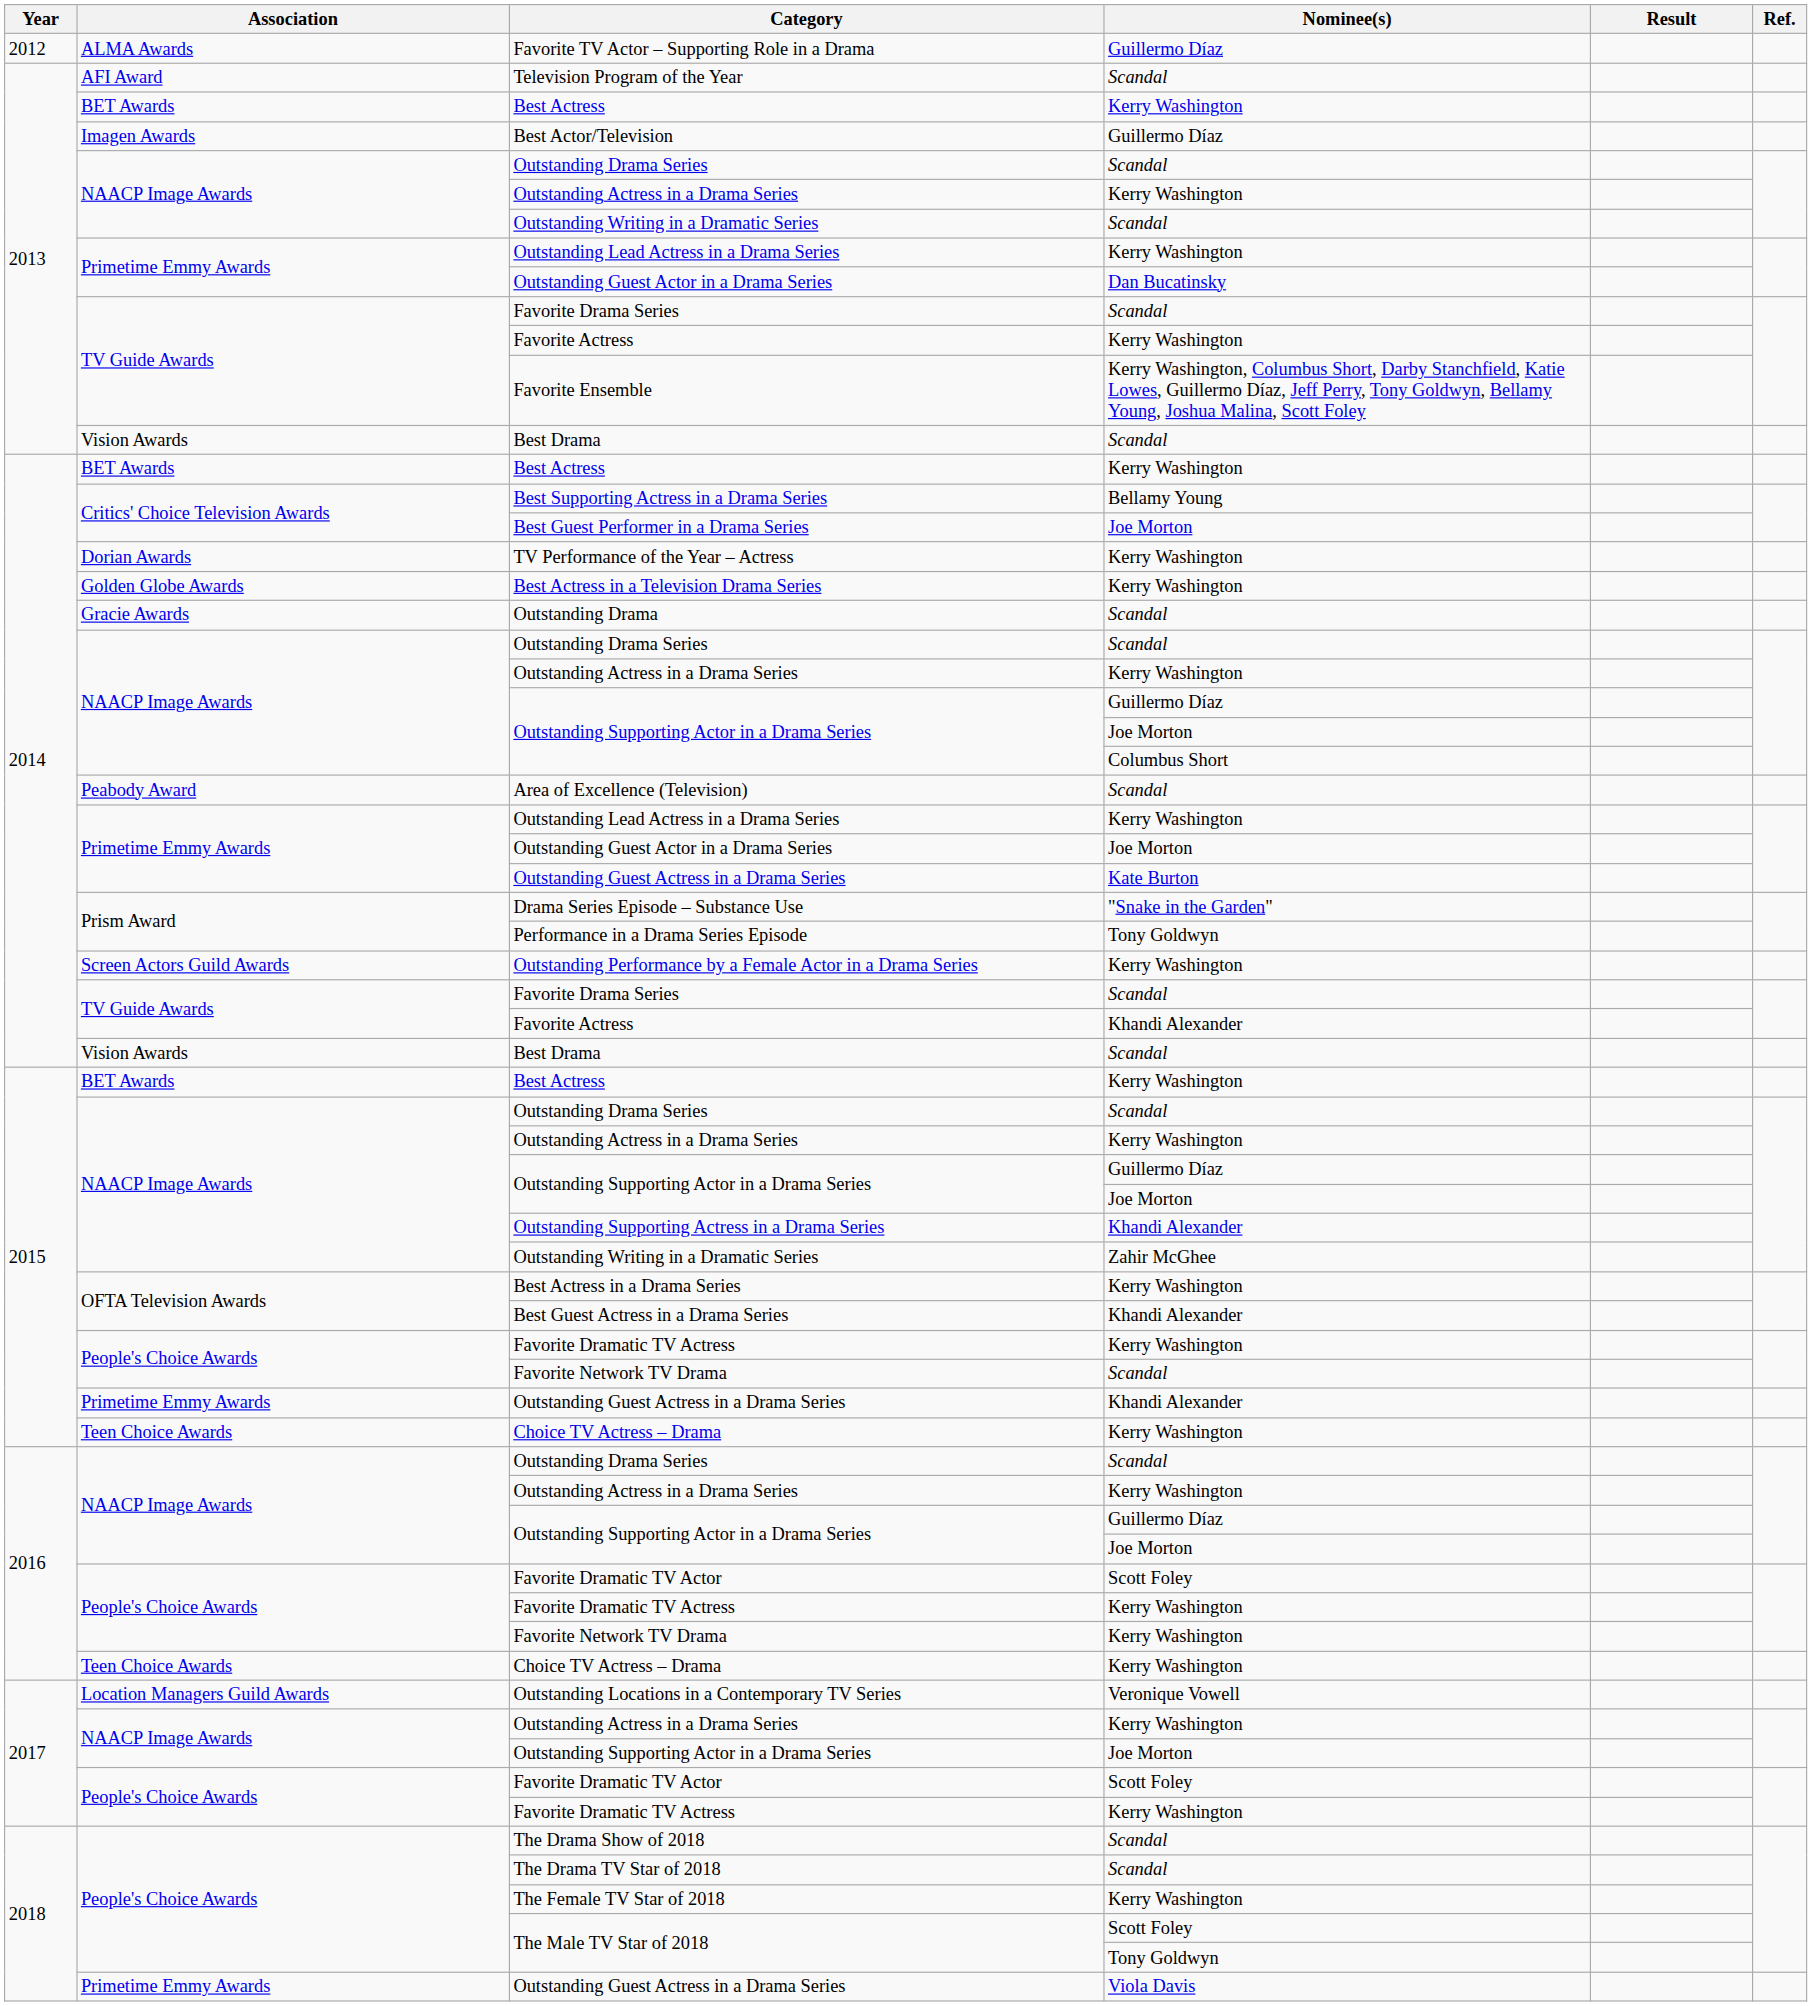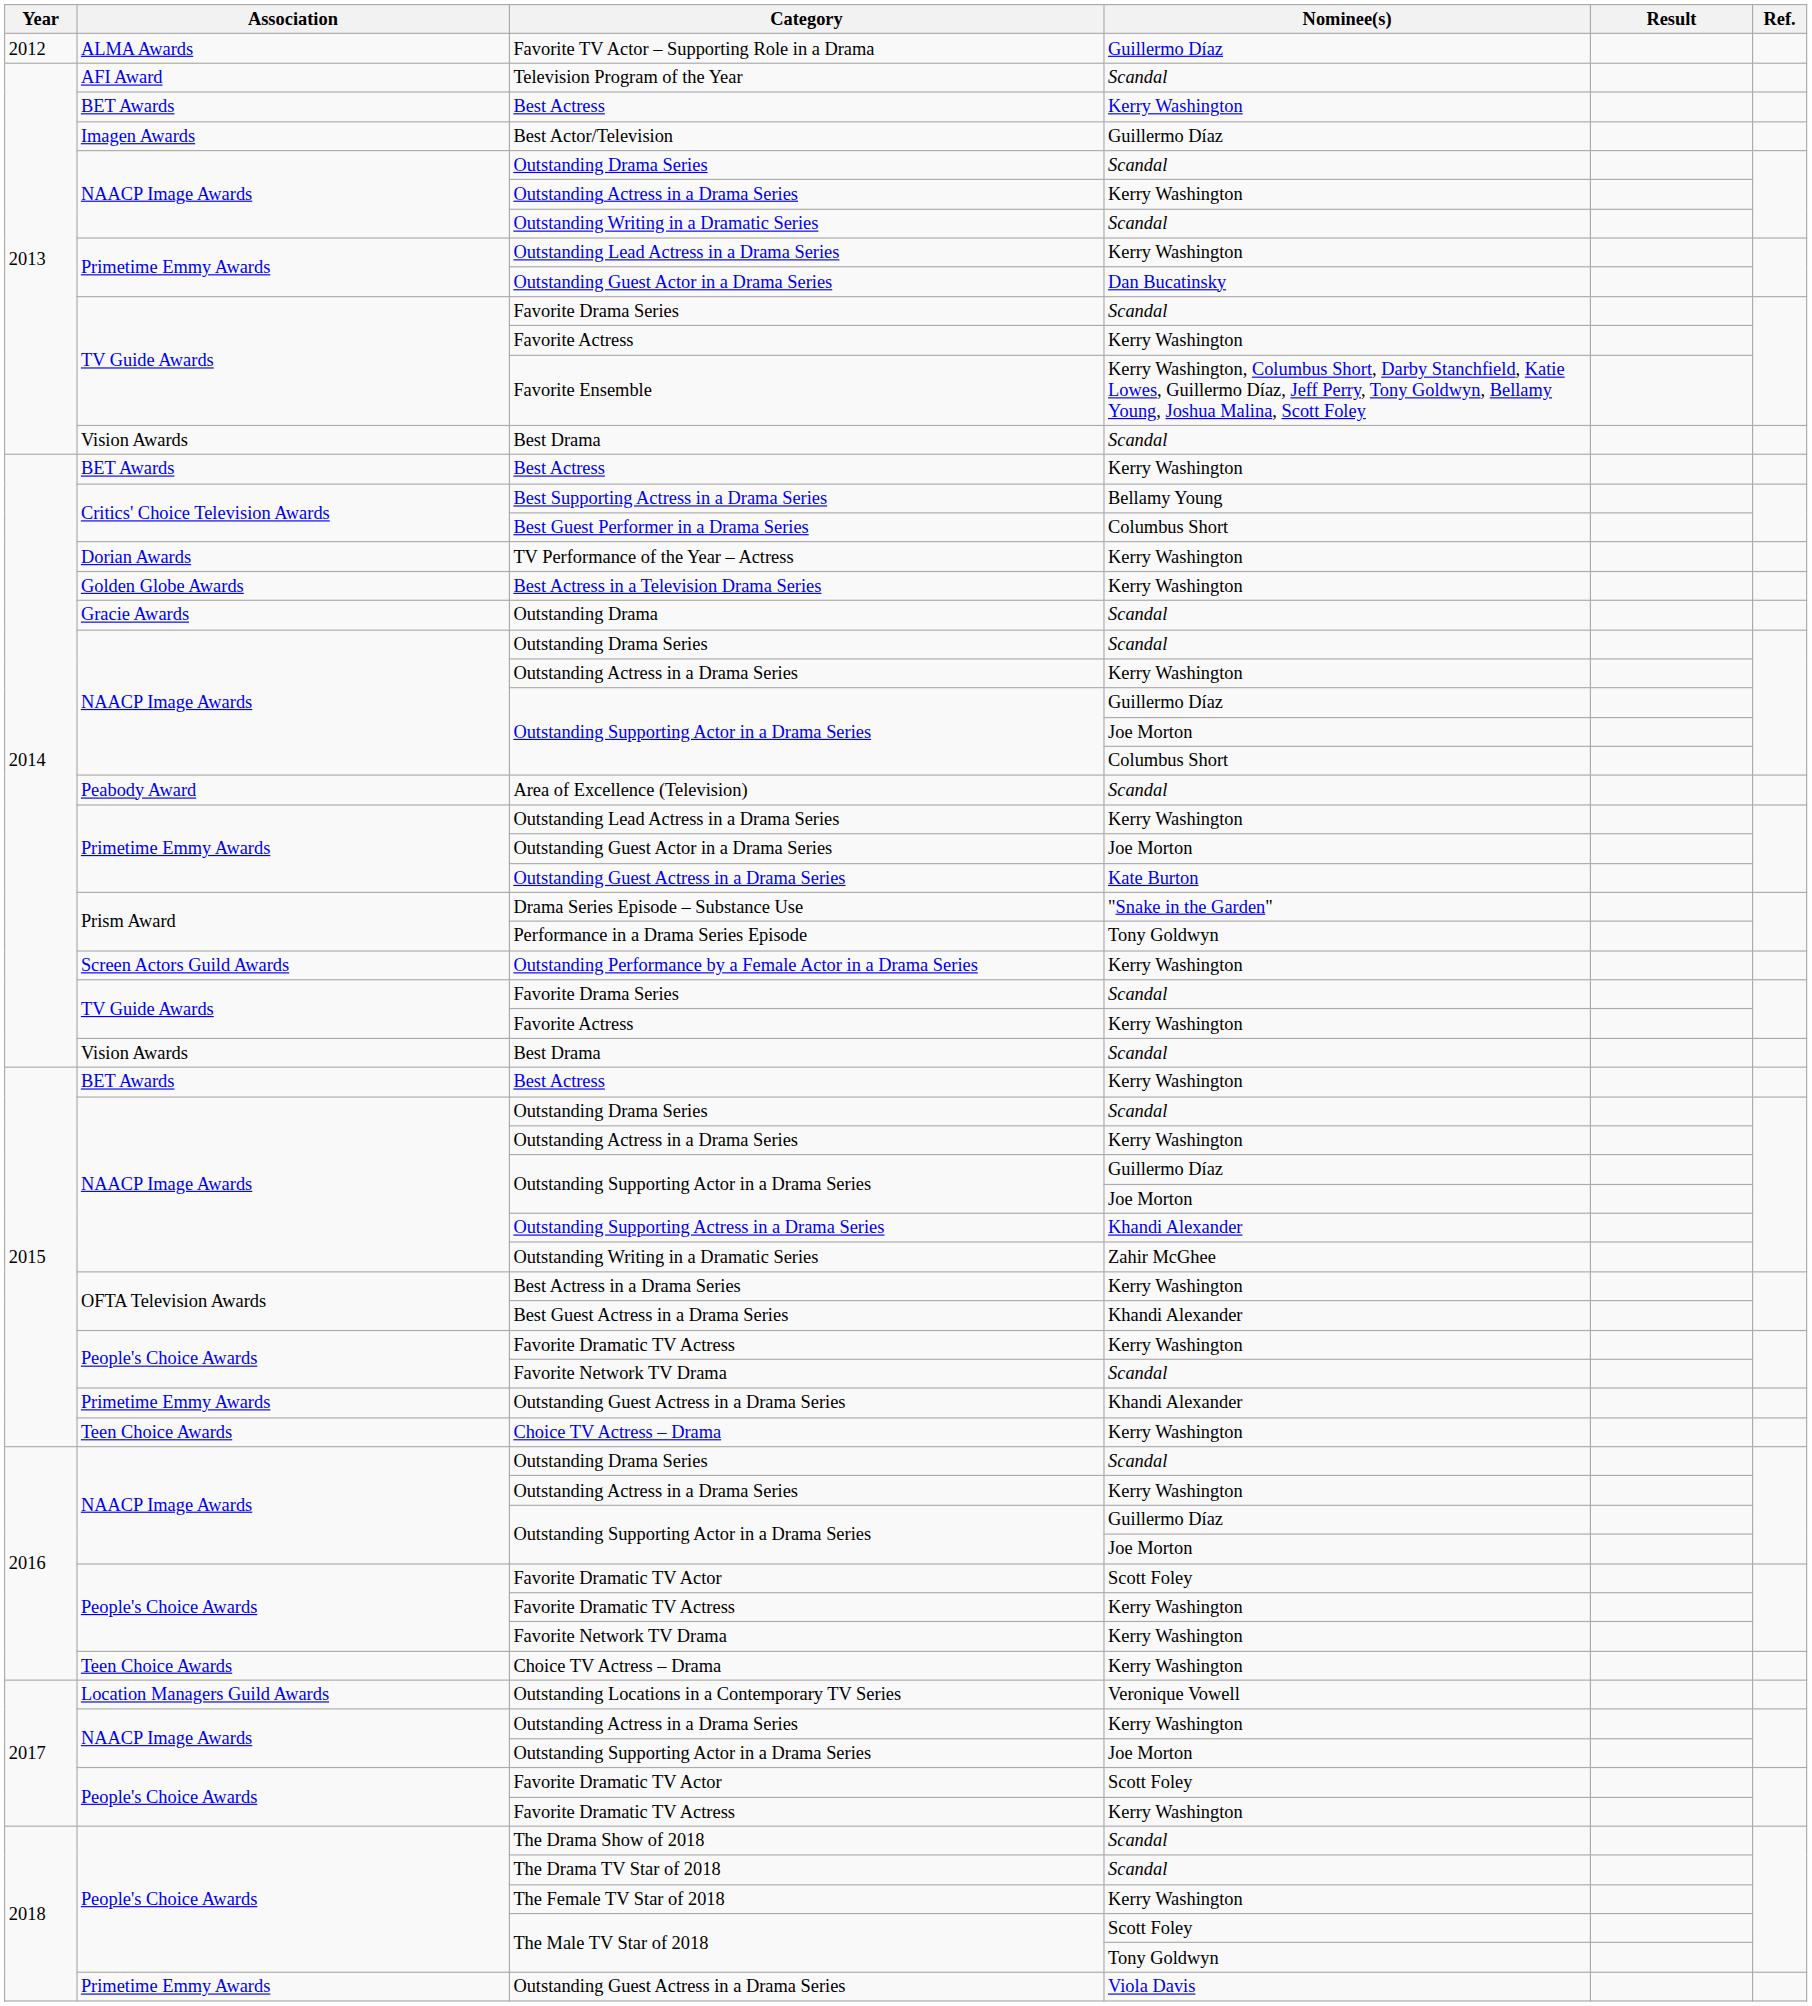(1150, 527) Joe Morton -> (1168, 527) Columbus Short
(1175, 1023) Khandi Alexander -> (1175, 1023) Kerry Washington
